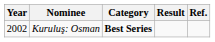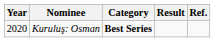(17, 28) 2002 -> (17, 28) 2020
